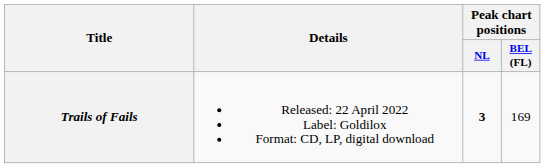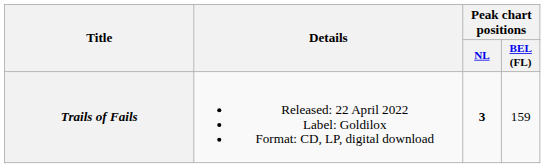(521, 117) 169 -> (521, 117) 159
